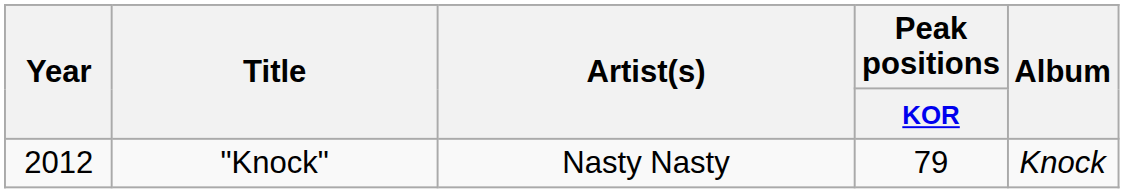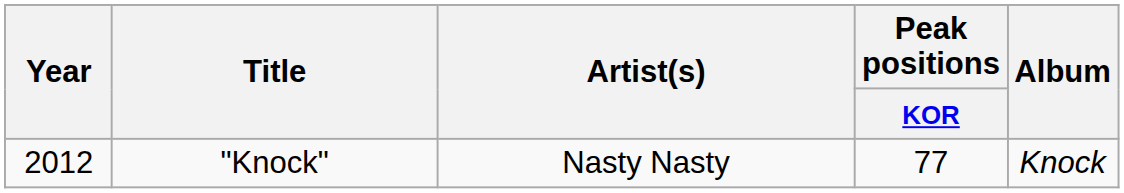(931, 162) 79 -> (931, 162) 77
